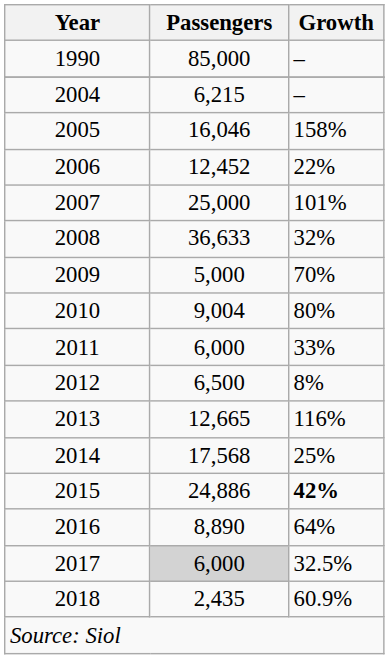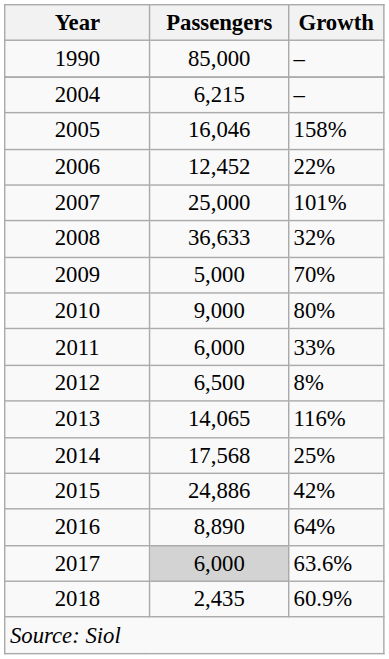(219, 310) 9,004 -> (219, 310) 9,000
(219, 418) 12,665 -> (219, 418) 14,065
(316, 490) bold -> (314, 490) normal
(323, 563) 32.5% -> (323, 563) 63.6%
